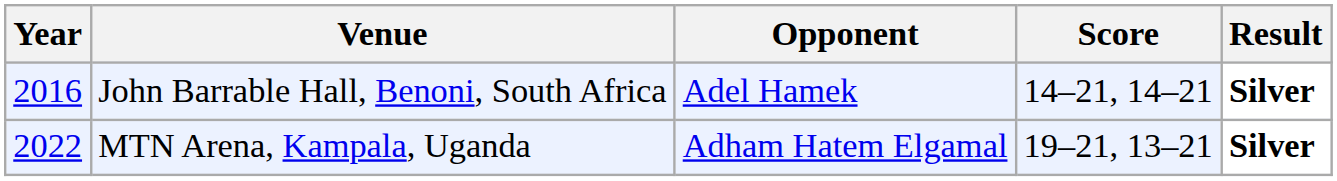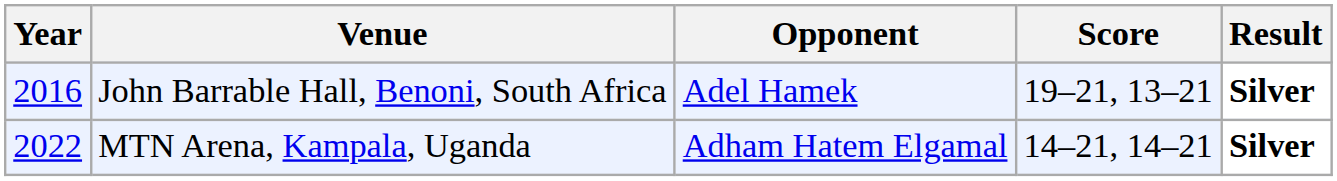(1118, 90) 14–21, 14–21 -> (1118, 90) 19–21, 13–21
(1118, 146) 19–21, 13–21 -> (1118, 146) 14–21, 14–21
